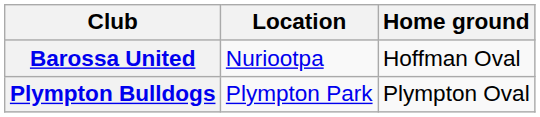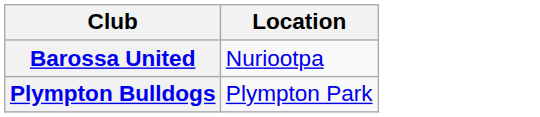- column: (456, 22)
